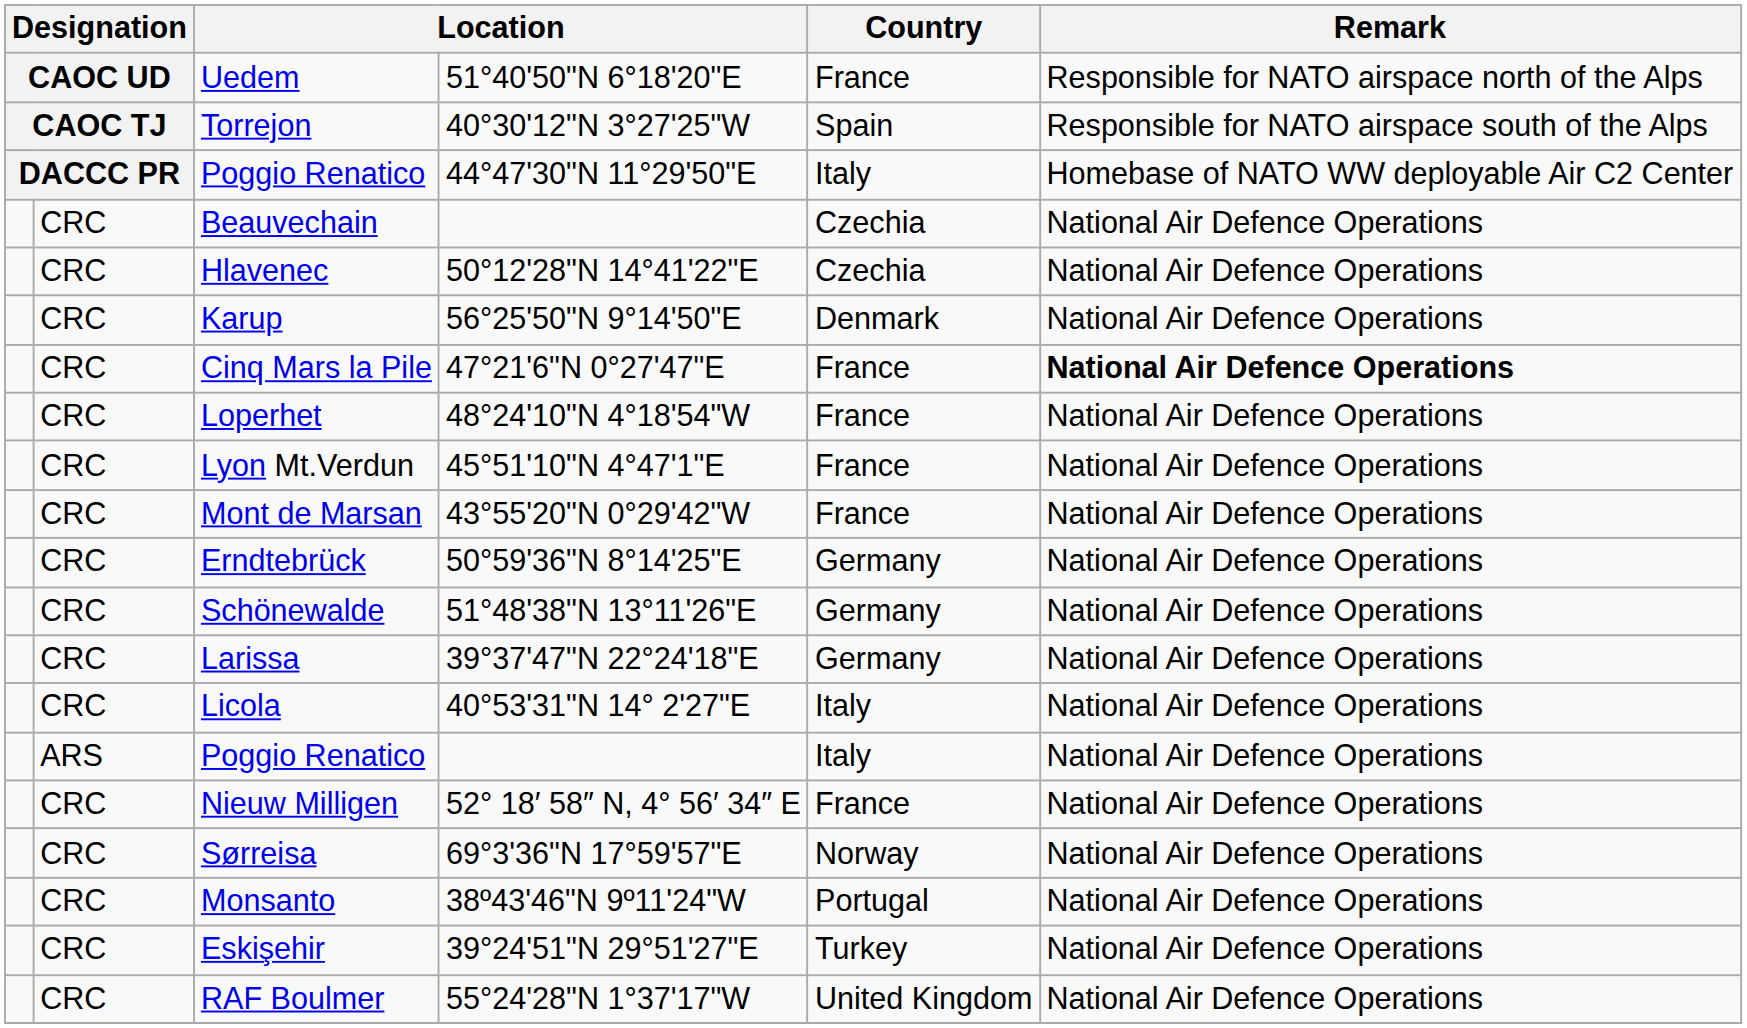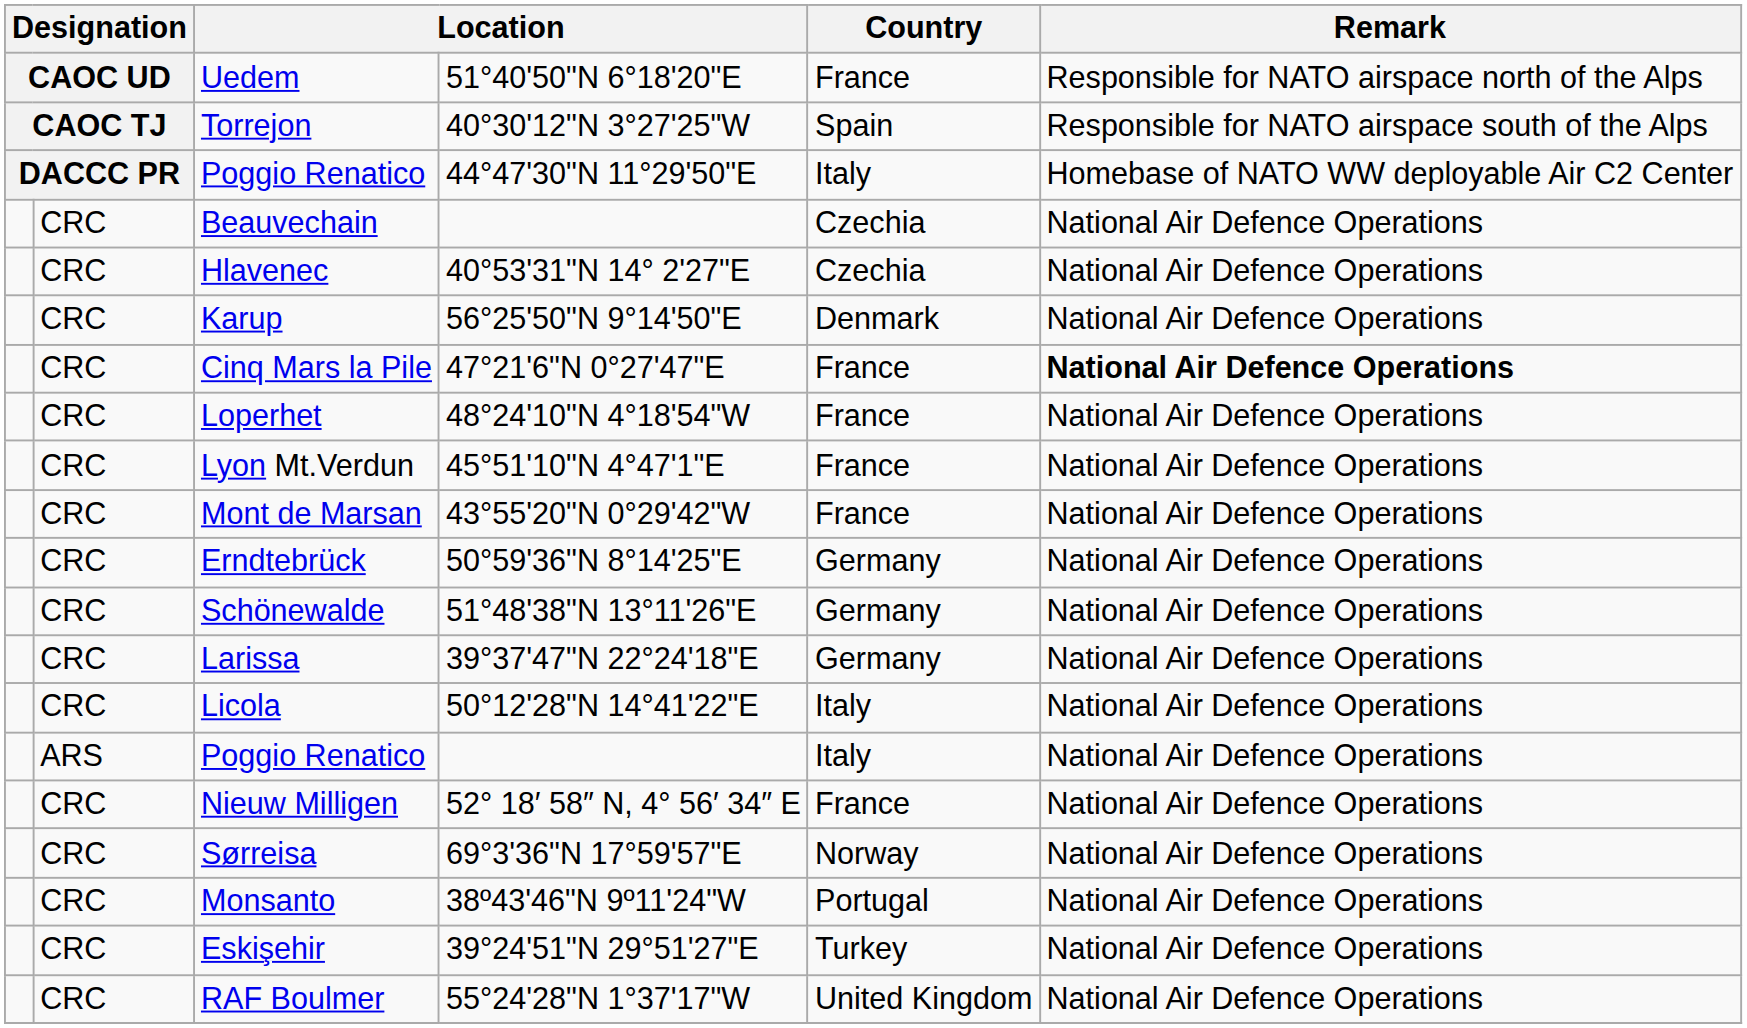(602, 271) 50°12'28"N 14°41'22"E -> (598, 271) 40°53'31"N 14° 2'27"E
(598, 707) 40°53'31"N 14° 2'27"E -> (602, 707) 50°12'28"N 14°41'22"E
